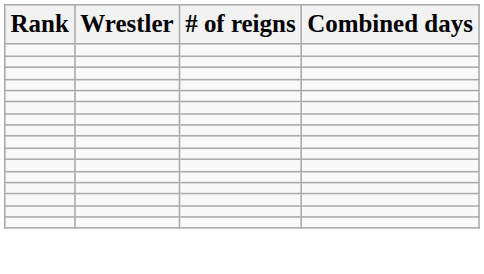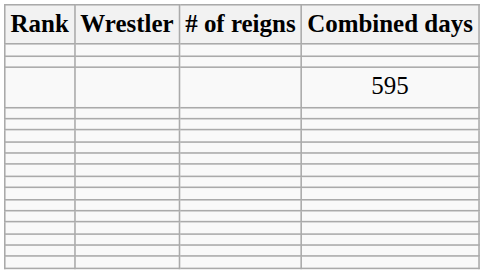+ row: (40, 87)
